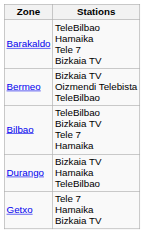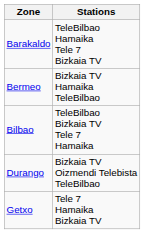(96, 87) Bizkaia TV Oizmendi Telebista TeleBilbao -> (78, 87) Bizkaia TV Hamaika TeleBilbao
(78, 172) Bizkaia TV Hamaika TeleBilbao -> (96, 172) Bizkaia TV Oizmendi Telebista TeleBilbao
